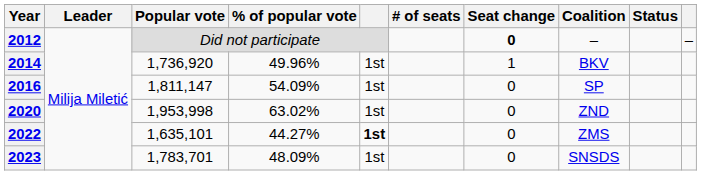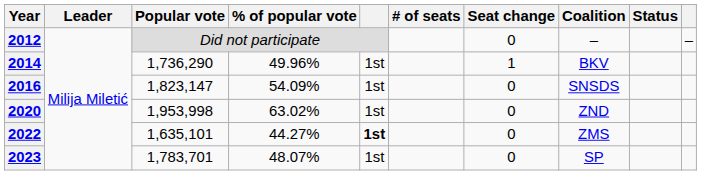(511, 39) bold -> (511, 39) normal
(180, 63) 1,736,920 -> (180, 63) 1,736,290
(180, 87) 1,811,147 -> (180, 87) 1,823,147
(594, 87) SP -> (594, 87) SNSDS
(294, 157) 48.09% -> (294, 157) 48.07%
(594, 157) SNSDS -> (594, 157) SP
